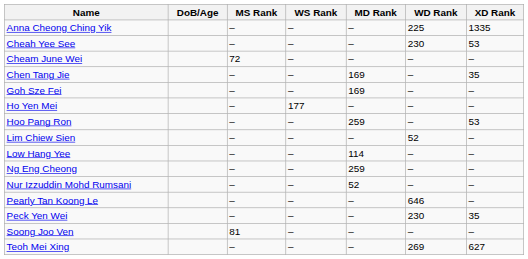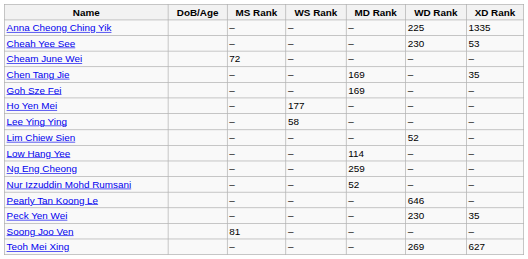- row: (39, 122)
+ row: (37, 122)
